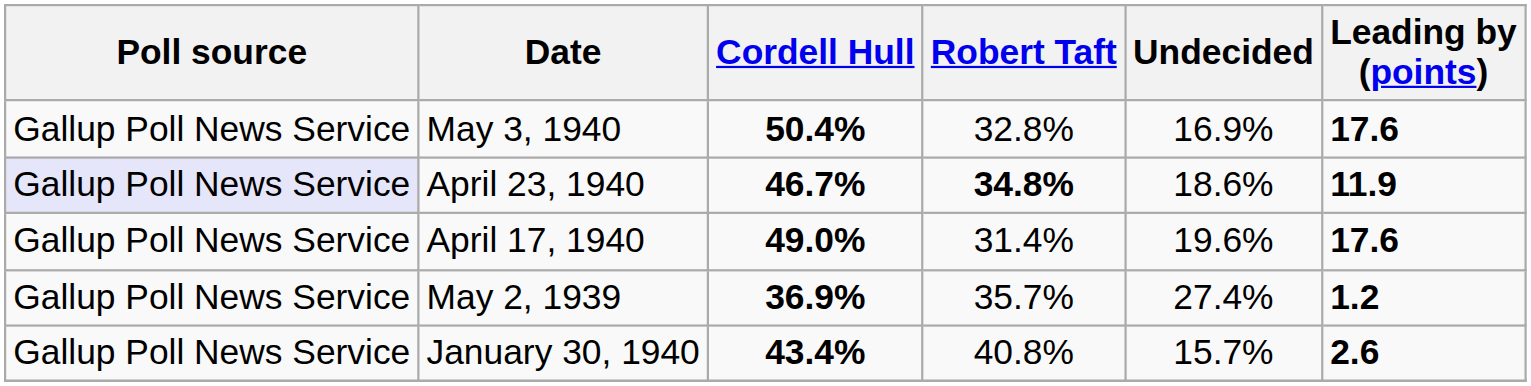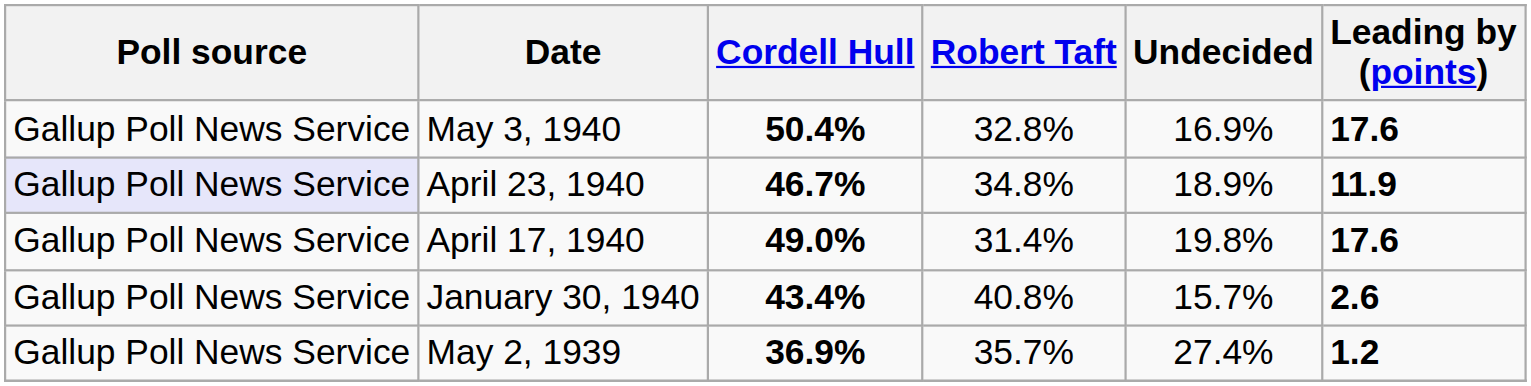(1024, 184) bold -> (1024, 184) normal
(1223, 184) 18.6% -> (1223, 184) 18.9%
(1223, 240) 19.6% -> (1223, 240) 19.8%
rows swapped: (563, 352) <-> (524, 296)
